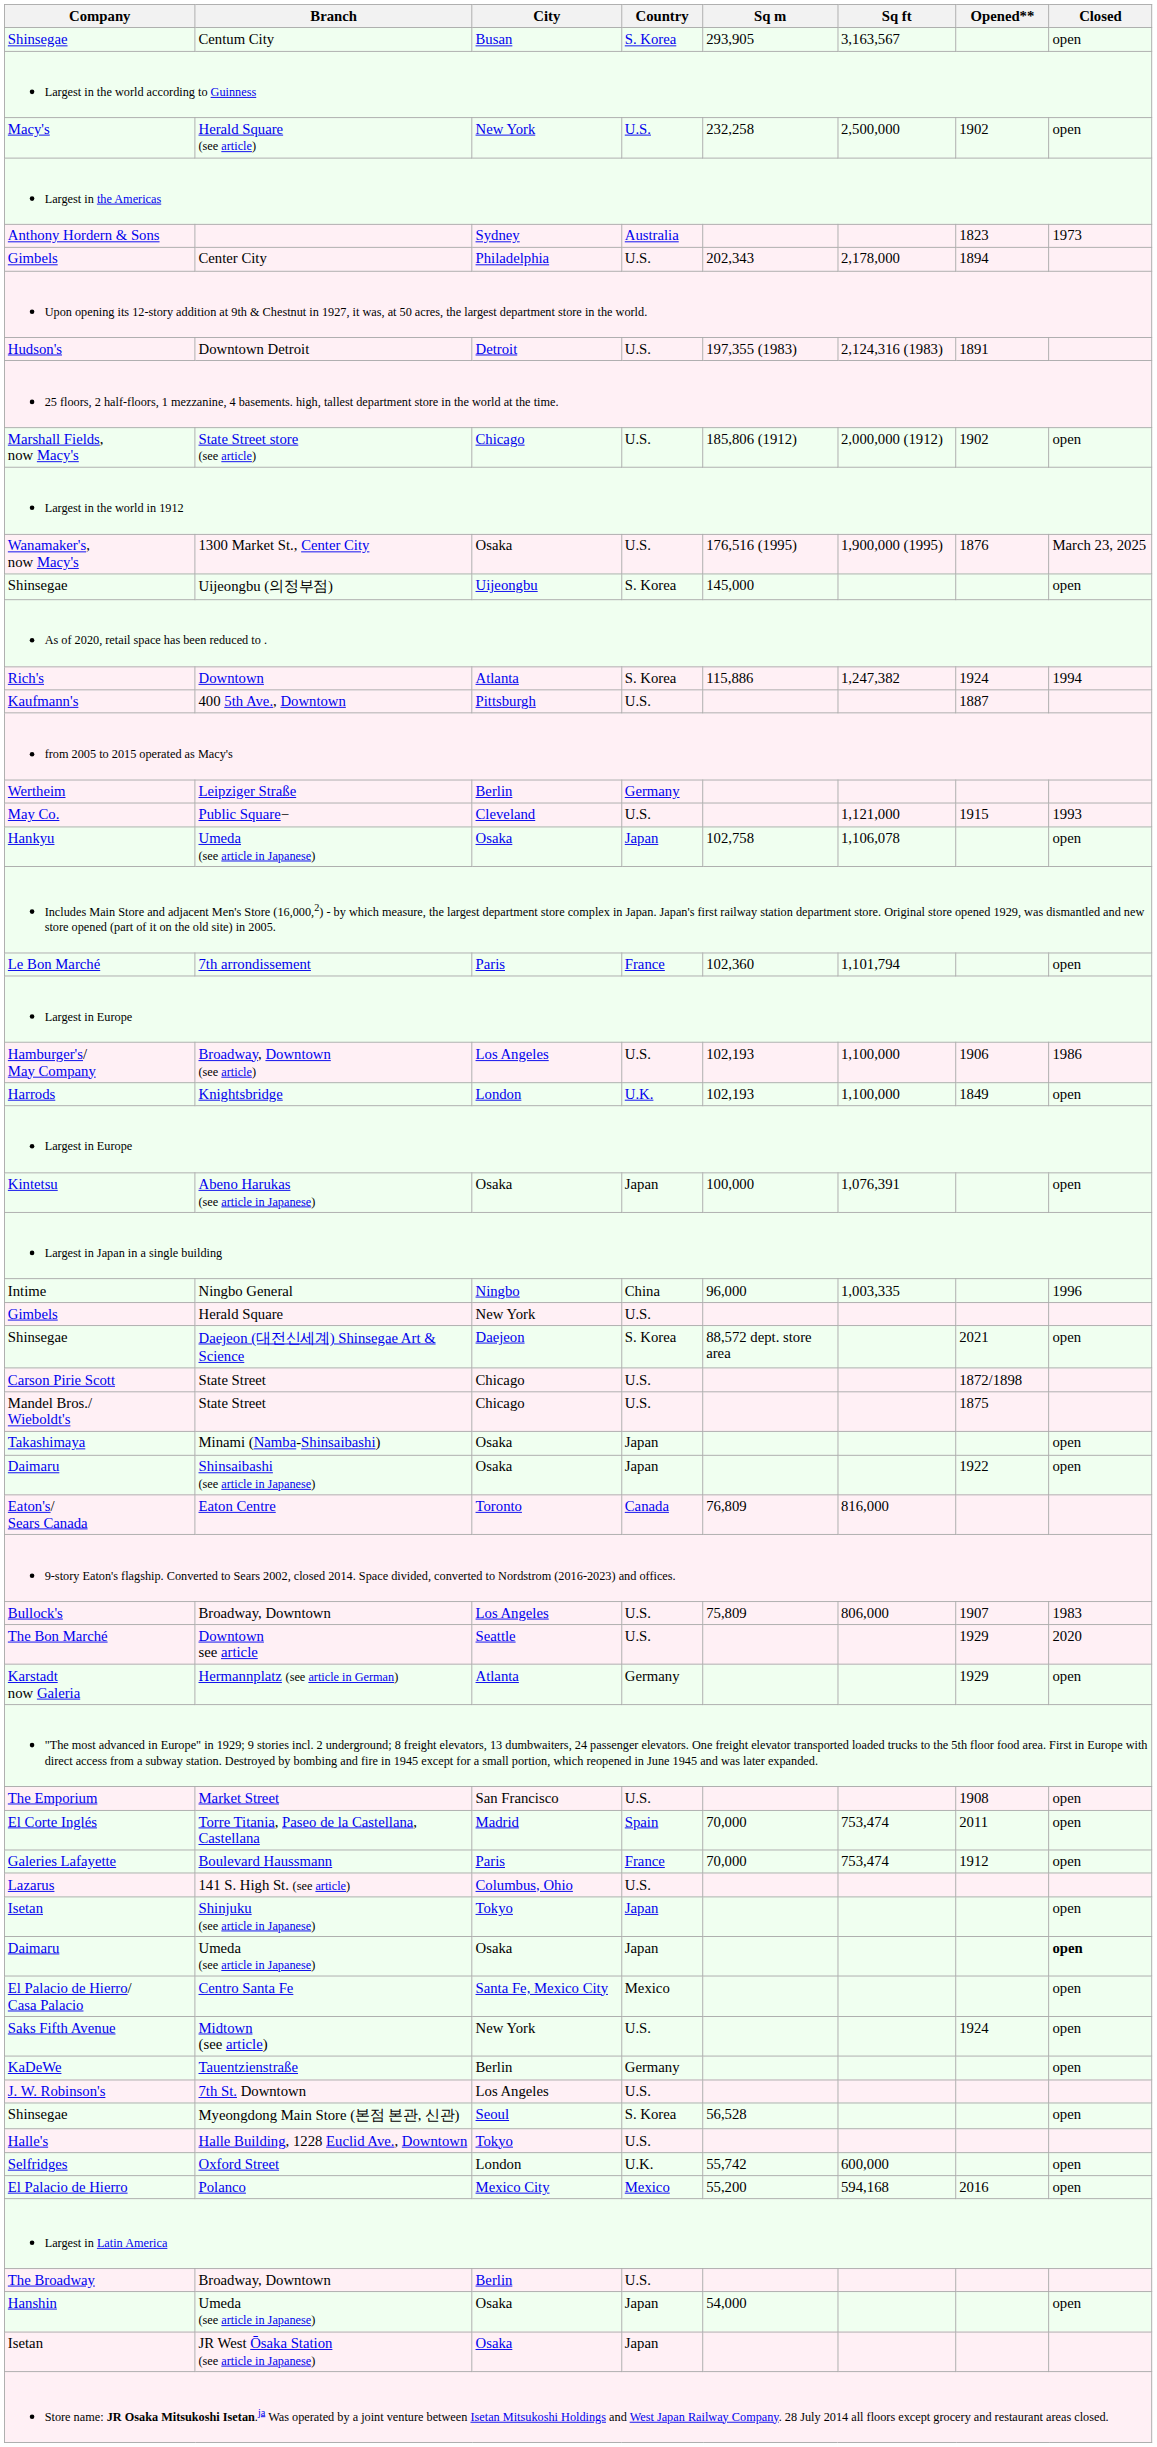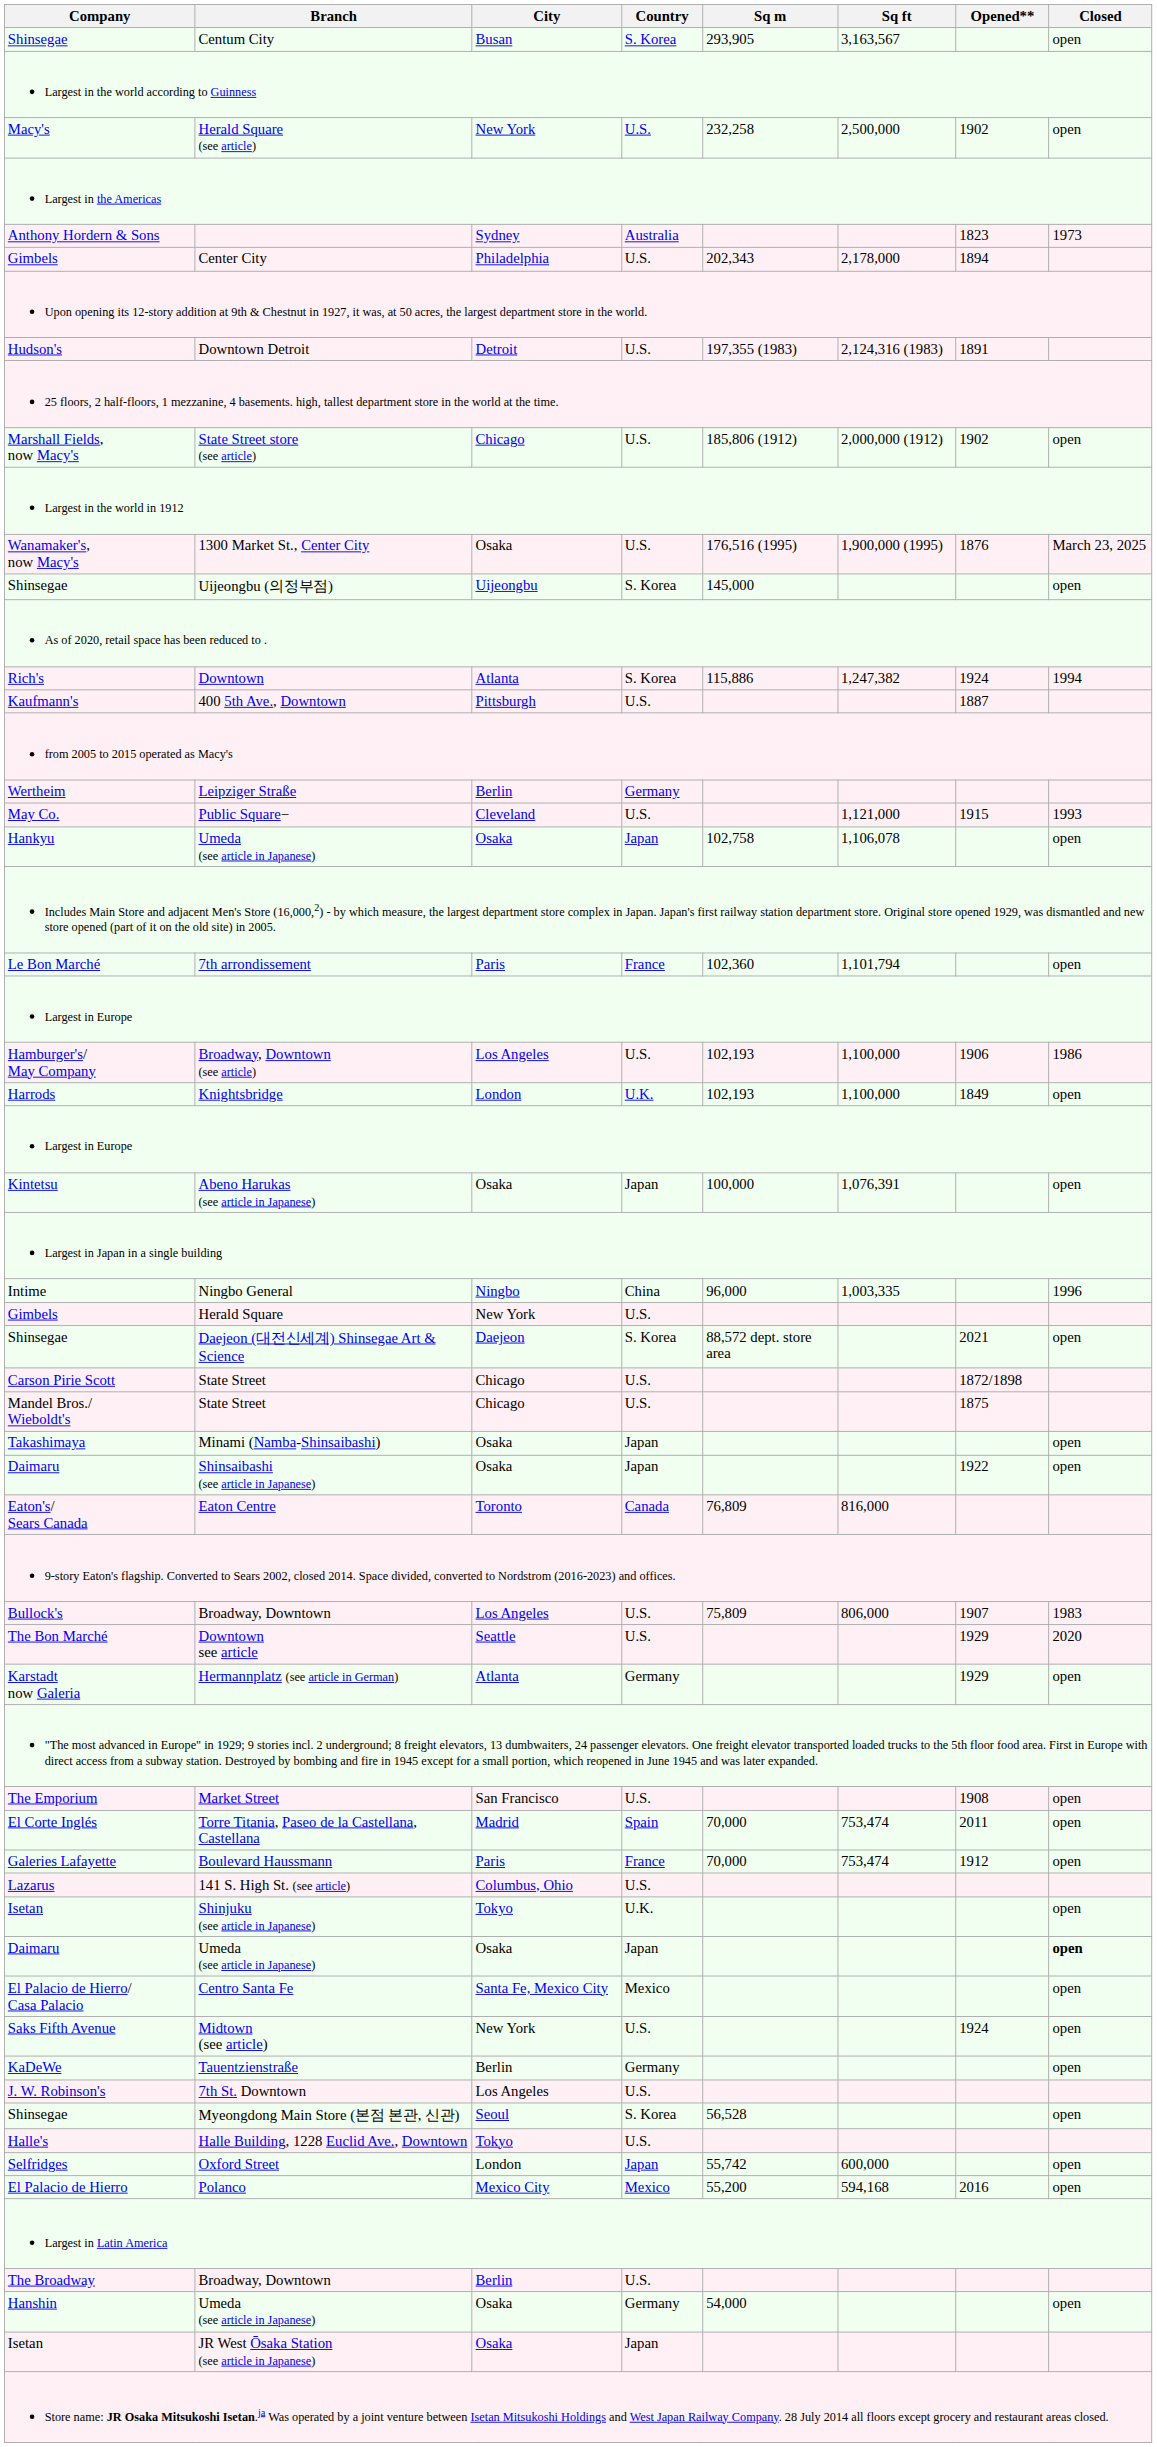(642, 1908) Japan -> (639, 1908) U.K.
(639, 2164) U.K. -> (642, 2164) Japan
(642, 2303) Japan -> (652, 2303) Germany
